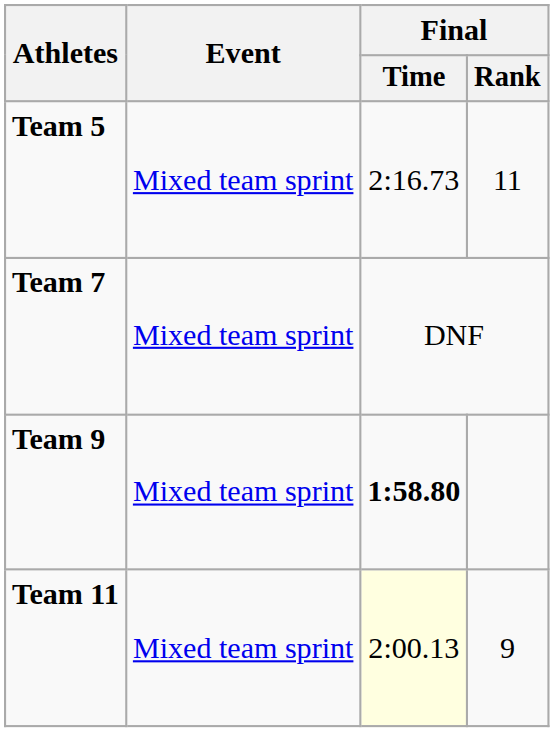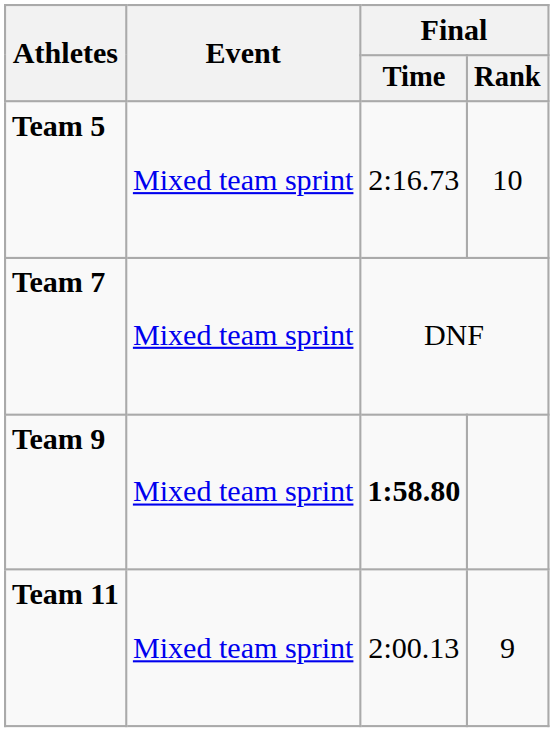(507, 179) 11 -> (507, 179) 10
(414, 648) lightyellow background -> (414, 648) no background
